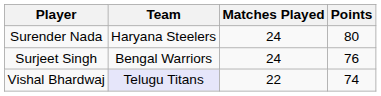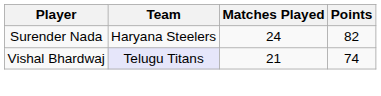(352, 36) 80 -> (352, 36) 82
- row: (56, 58)
(273, 79) 22 -> (273, 58) 21
